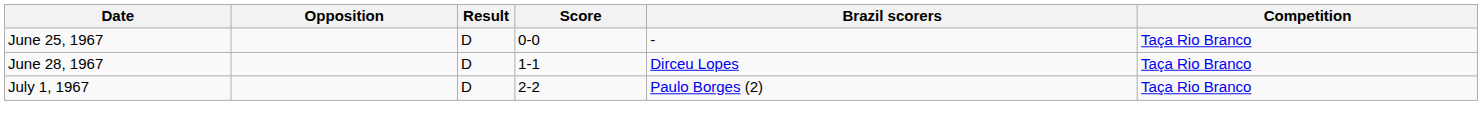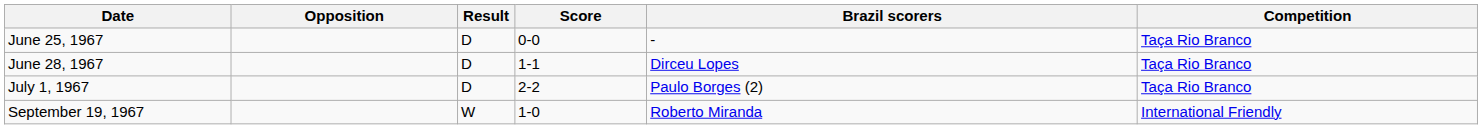+ row: (76, 111)
